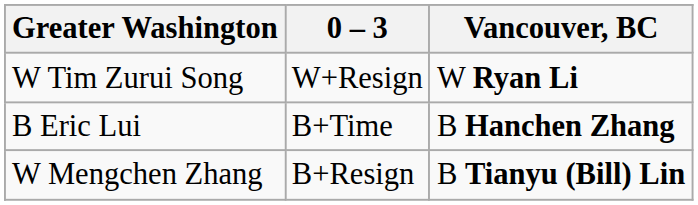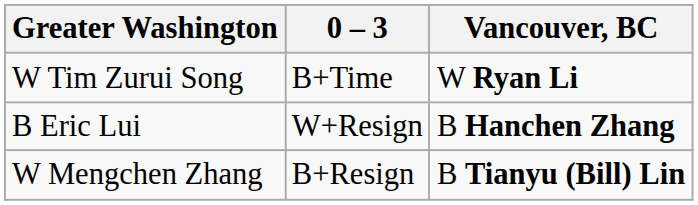(357, 77) W+Resign -> (342, 77) B+Time
(342, 125) B+Time -> (357, 125) W+Resign
